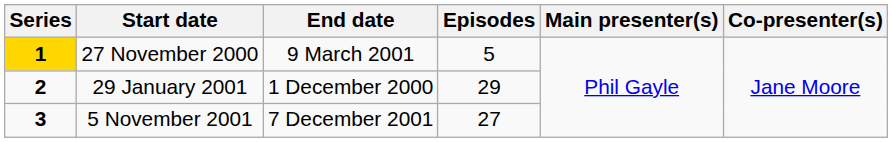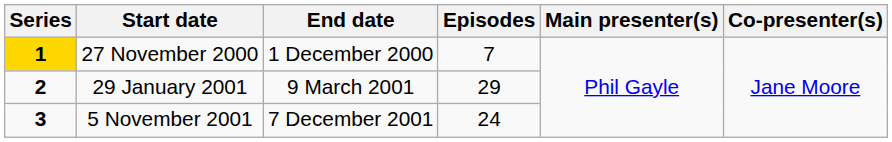(351, 53) 9 March 2001 -> (351, 53) 1 December 2000
(489, 53) 5 -> (489, 53) 7
(351, 86) 1 December 2000 -> (351, 86) 9 March 2001
(489, 119) 27 -> (489, 119) 24
